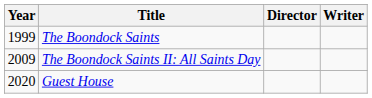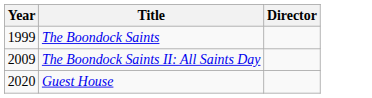- column: (344, 15)
